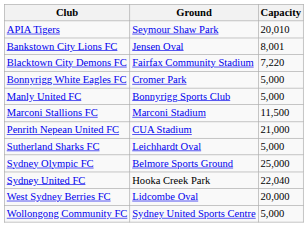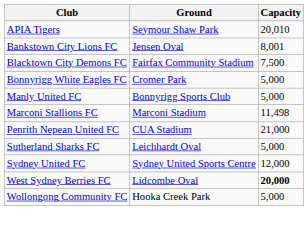(272, 63) 7,220 -> (272, 63) 7,500
(275, 113) 11,500 -> (275, 113) 11,498
- row: (50, 163)
(171, 180) Hooka Creek Park -> (194, 163) Sydney United Sports Centre
(275, 180) 22,040 -> (275, 163) 12,000
(275, 197) normal -> (275, 180) bold
(194, 213) Sydney United Sports Centre -> (171, 197) Hooka Creek Park
